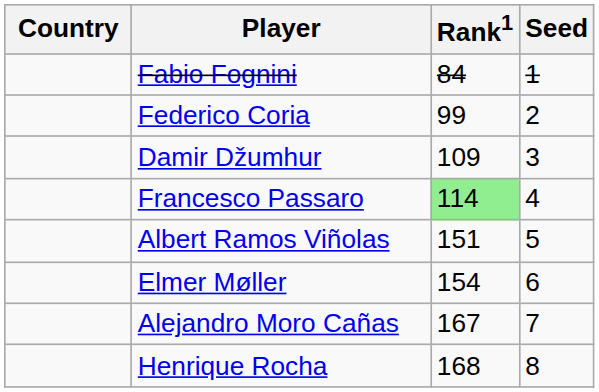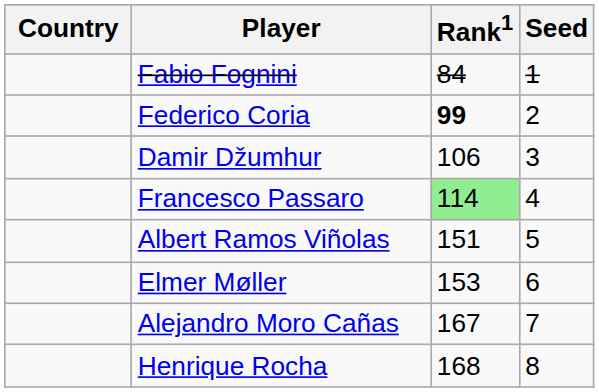(451, 115) normal -> (451, 115) bold
(459, 157) 109 -> (459, 157) 106
(459, 282) 154 -> (459, 282) 153
